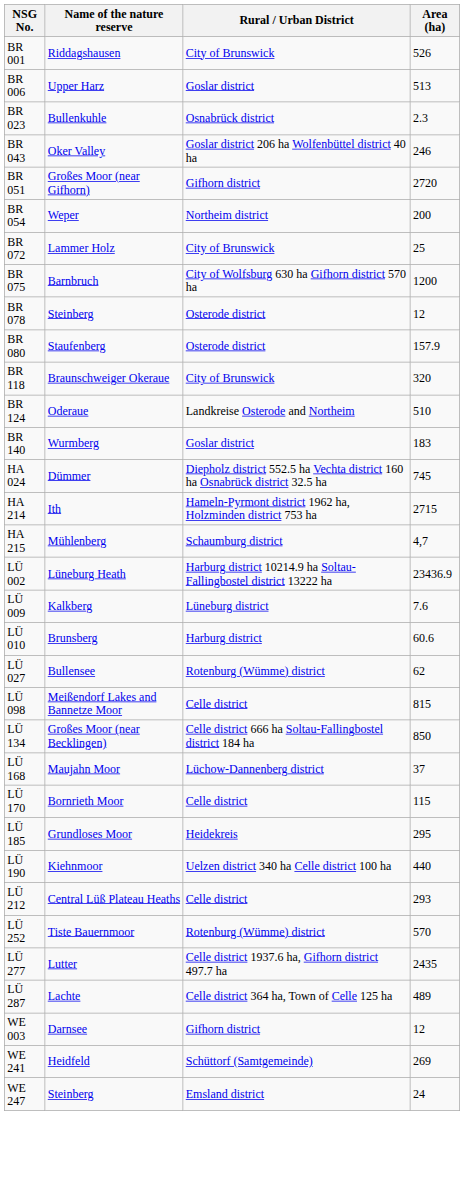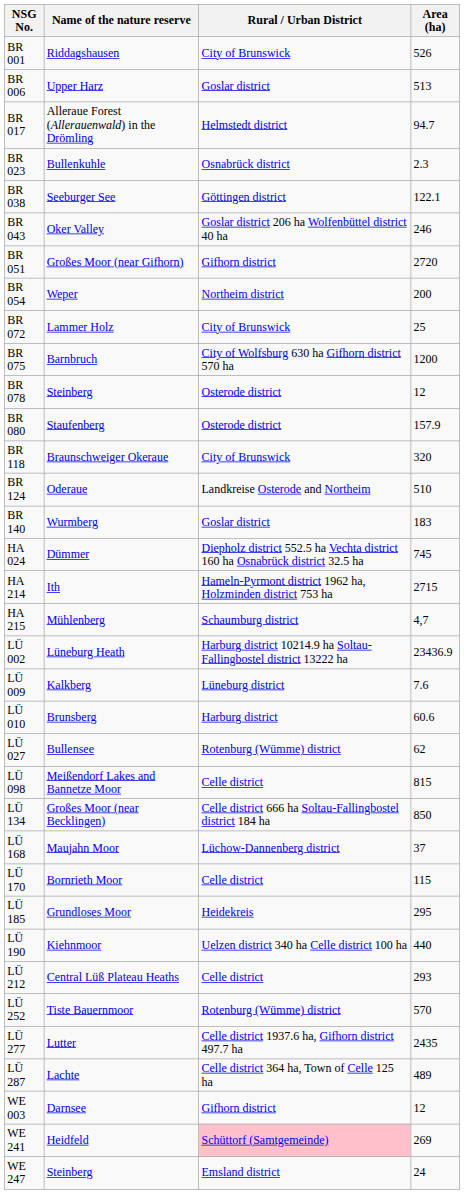+ row: (16, 125)
+ row: (16, 196)
(249, 1061) no background -> (265, 1140) pink background
